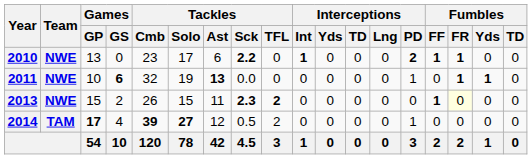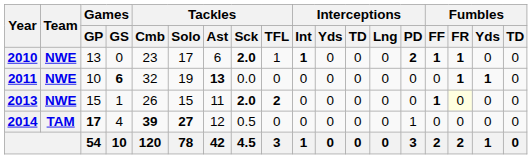(246, 57) 2.2 -> (246, 57) 2.0
(277, 57) 0 -> (277, 57) 1
(413, 79) 1 -> (413, 79) 0
(119, 100) 2 -> (119, 100) 1
(246, 100) 2.3 -> (246, 100) 2.0
(277, 121) 2 -> (277, 121) 0
